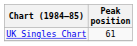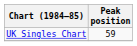(110, 34) 61 -> (110, 34) 59
